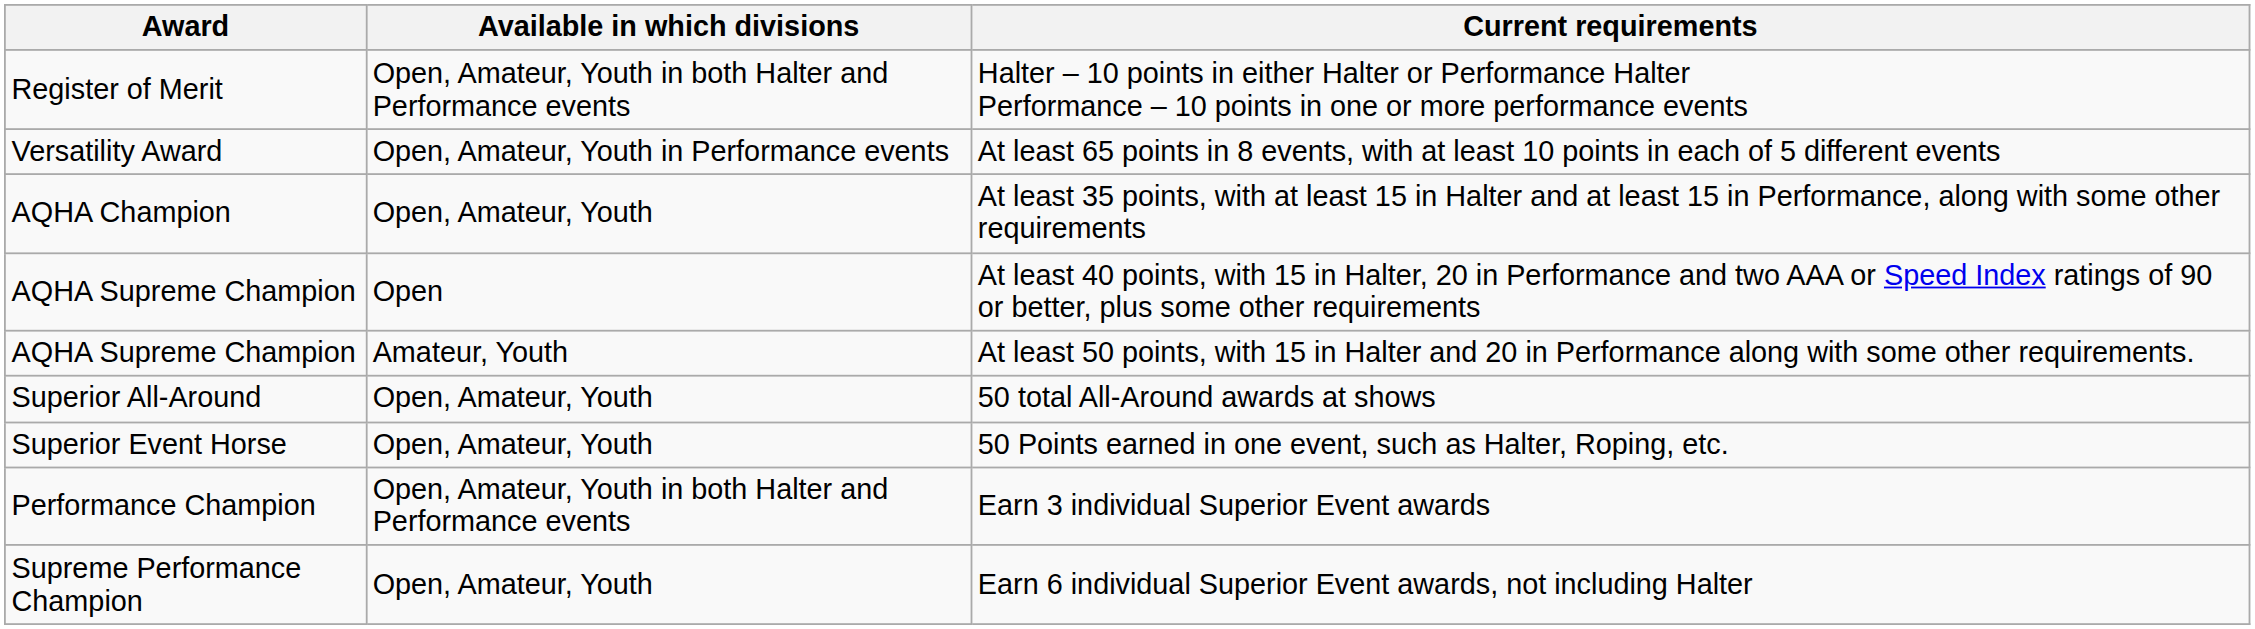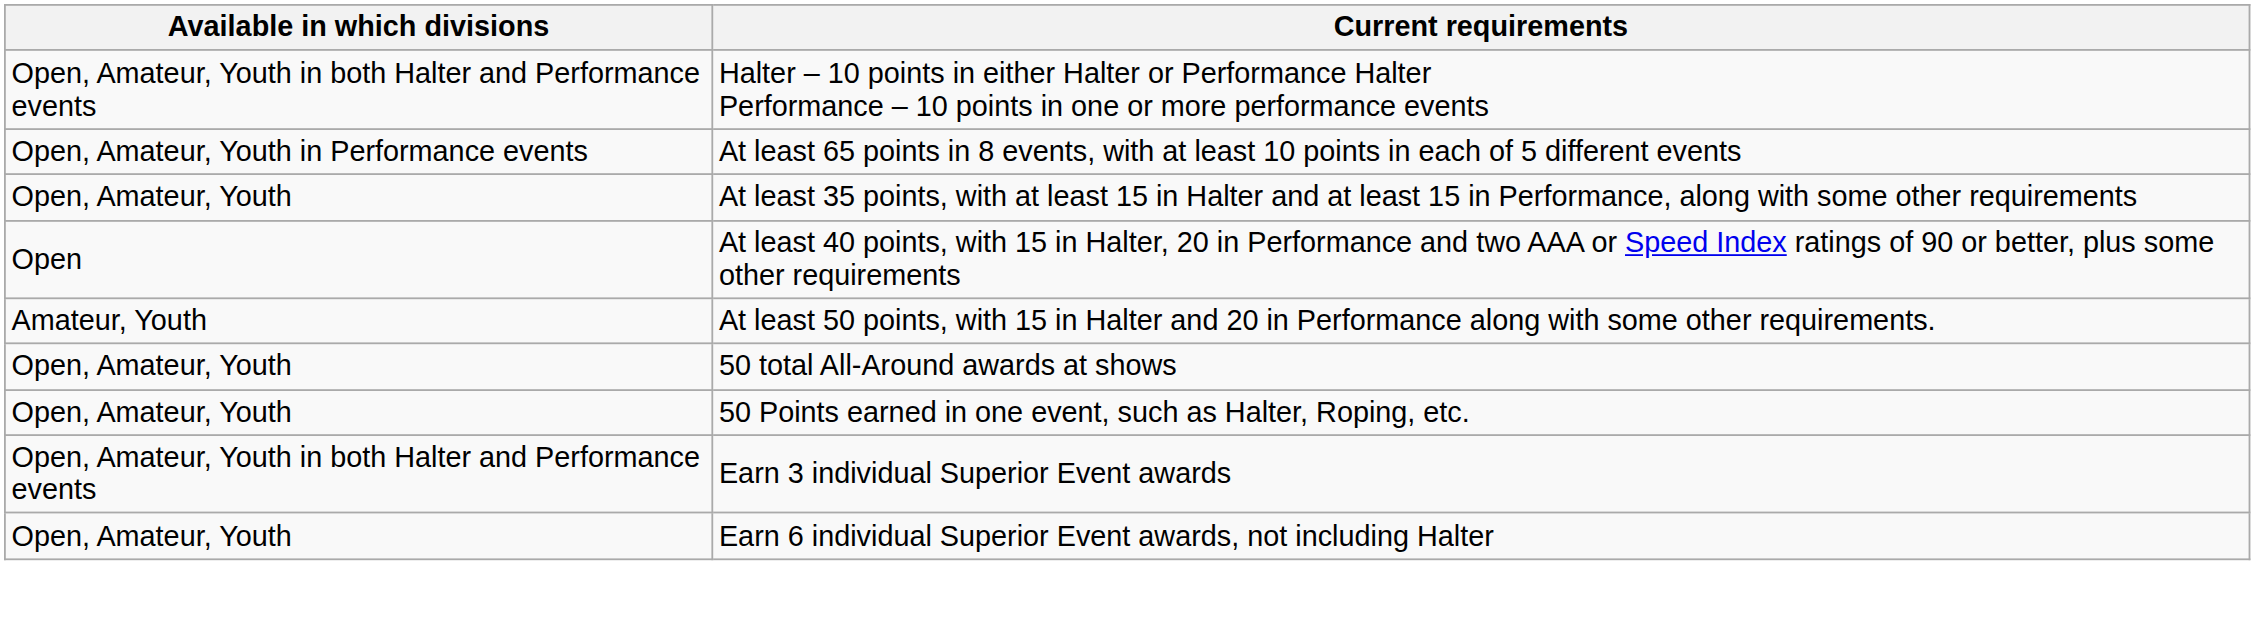- column: (185, 27)
